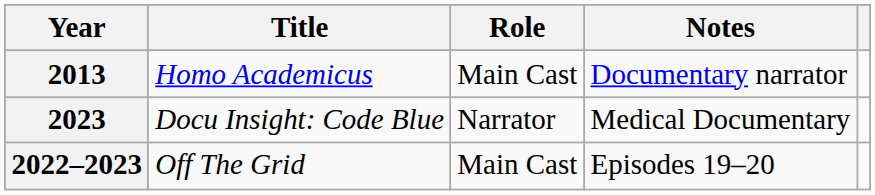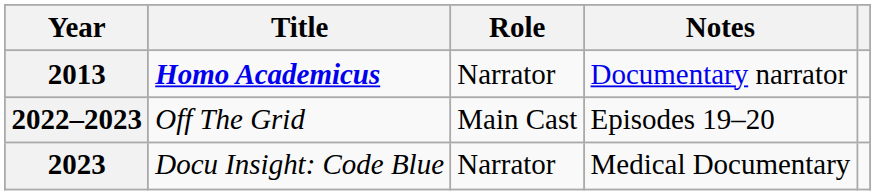(264, 73) normal -> (268, 73) bold
(517, 73) Main Cast -> (506, 73) Narrator
rows swapped: (77, 165) <-> (77, 119)
